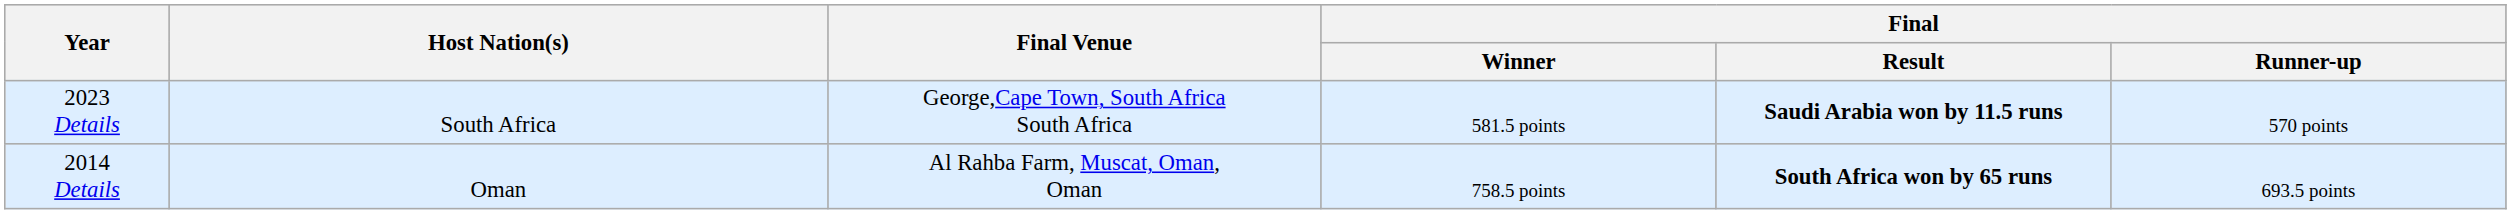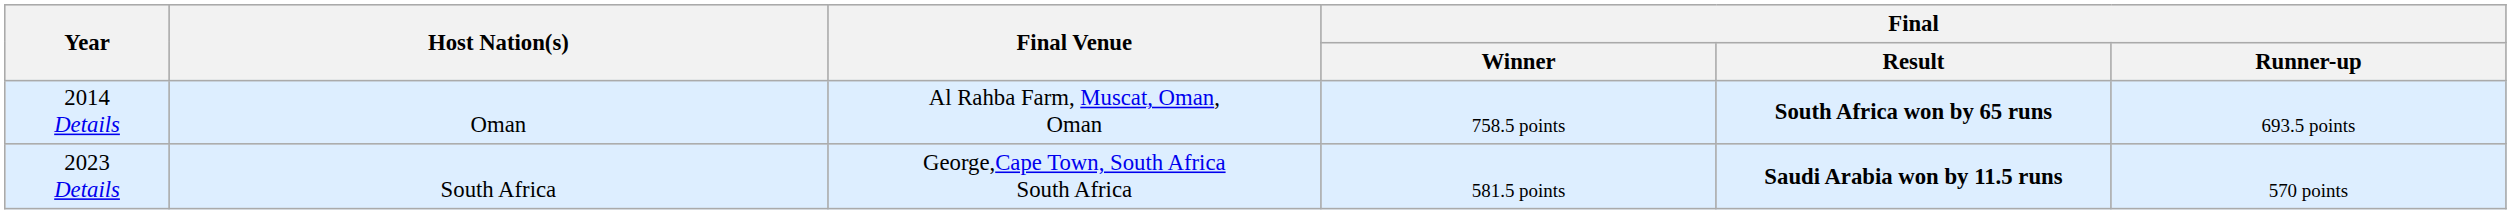rows swapped: (87, 176) <-> (87, 112)
